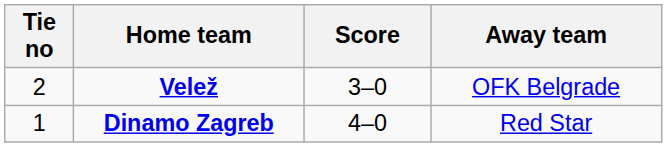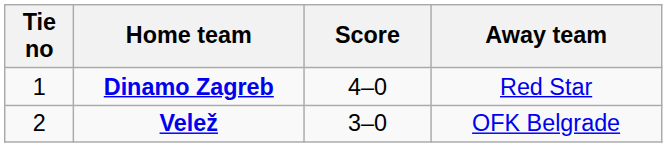rows swapped: (189, 123) <-> (189, 86)
